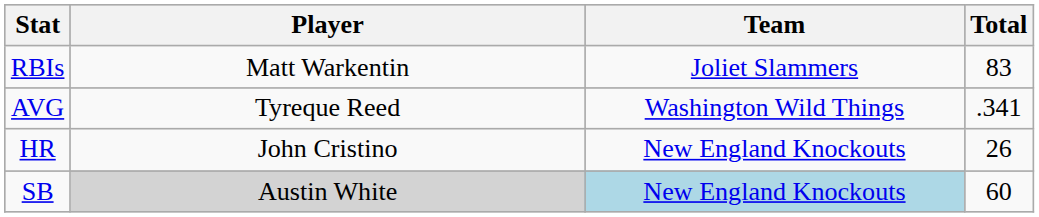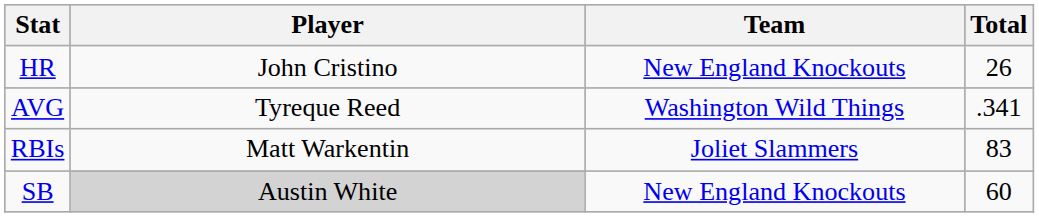rows swapped: (38, 149) <-> (38, 66)
(774, 190) lightblue background -> (774, 190) no background
